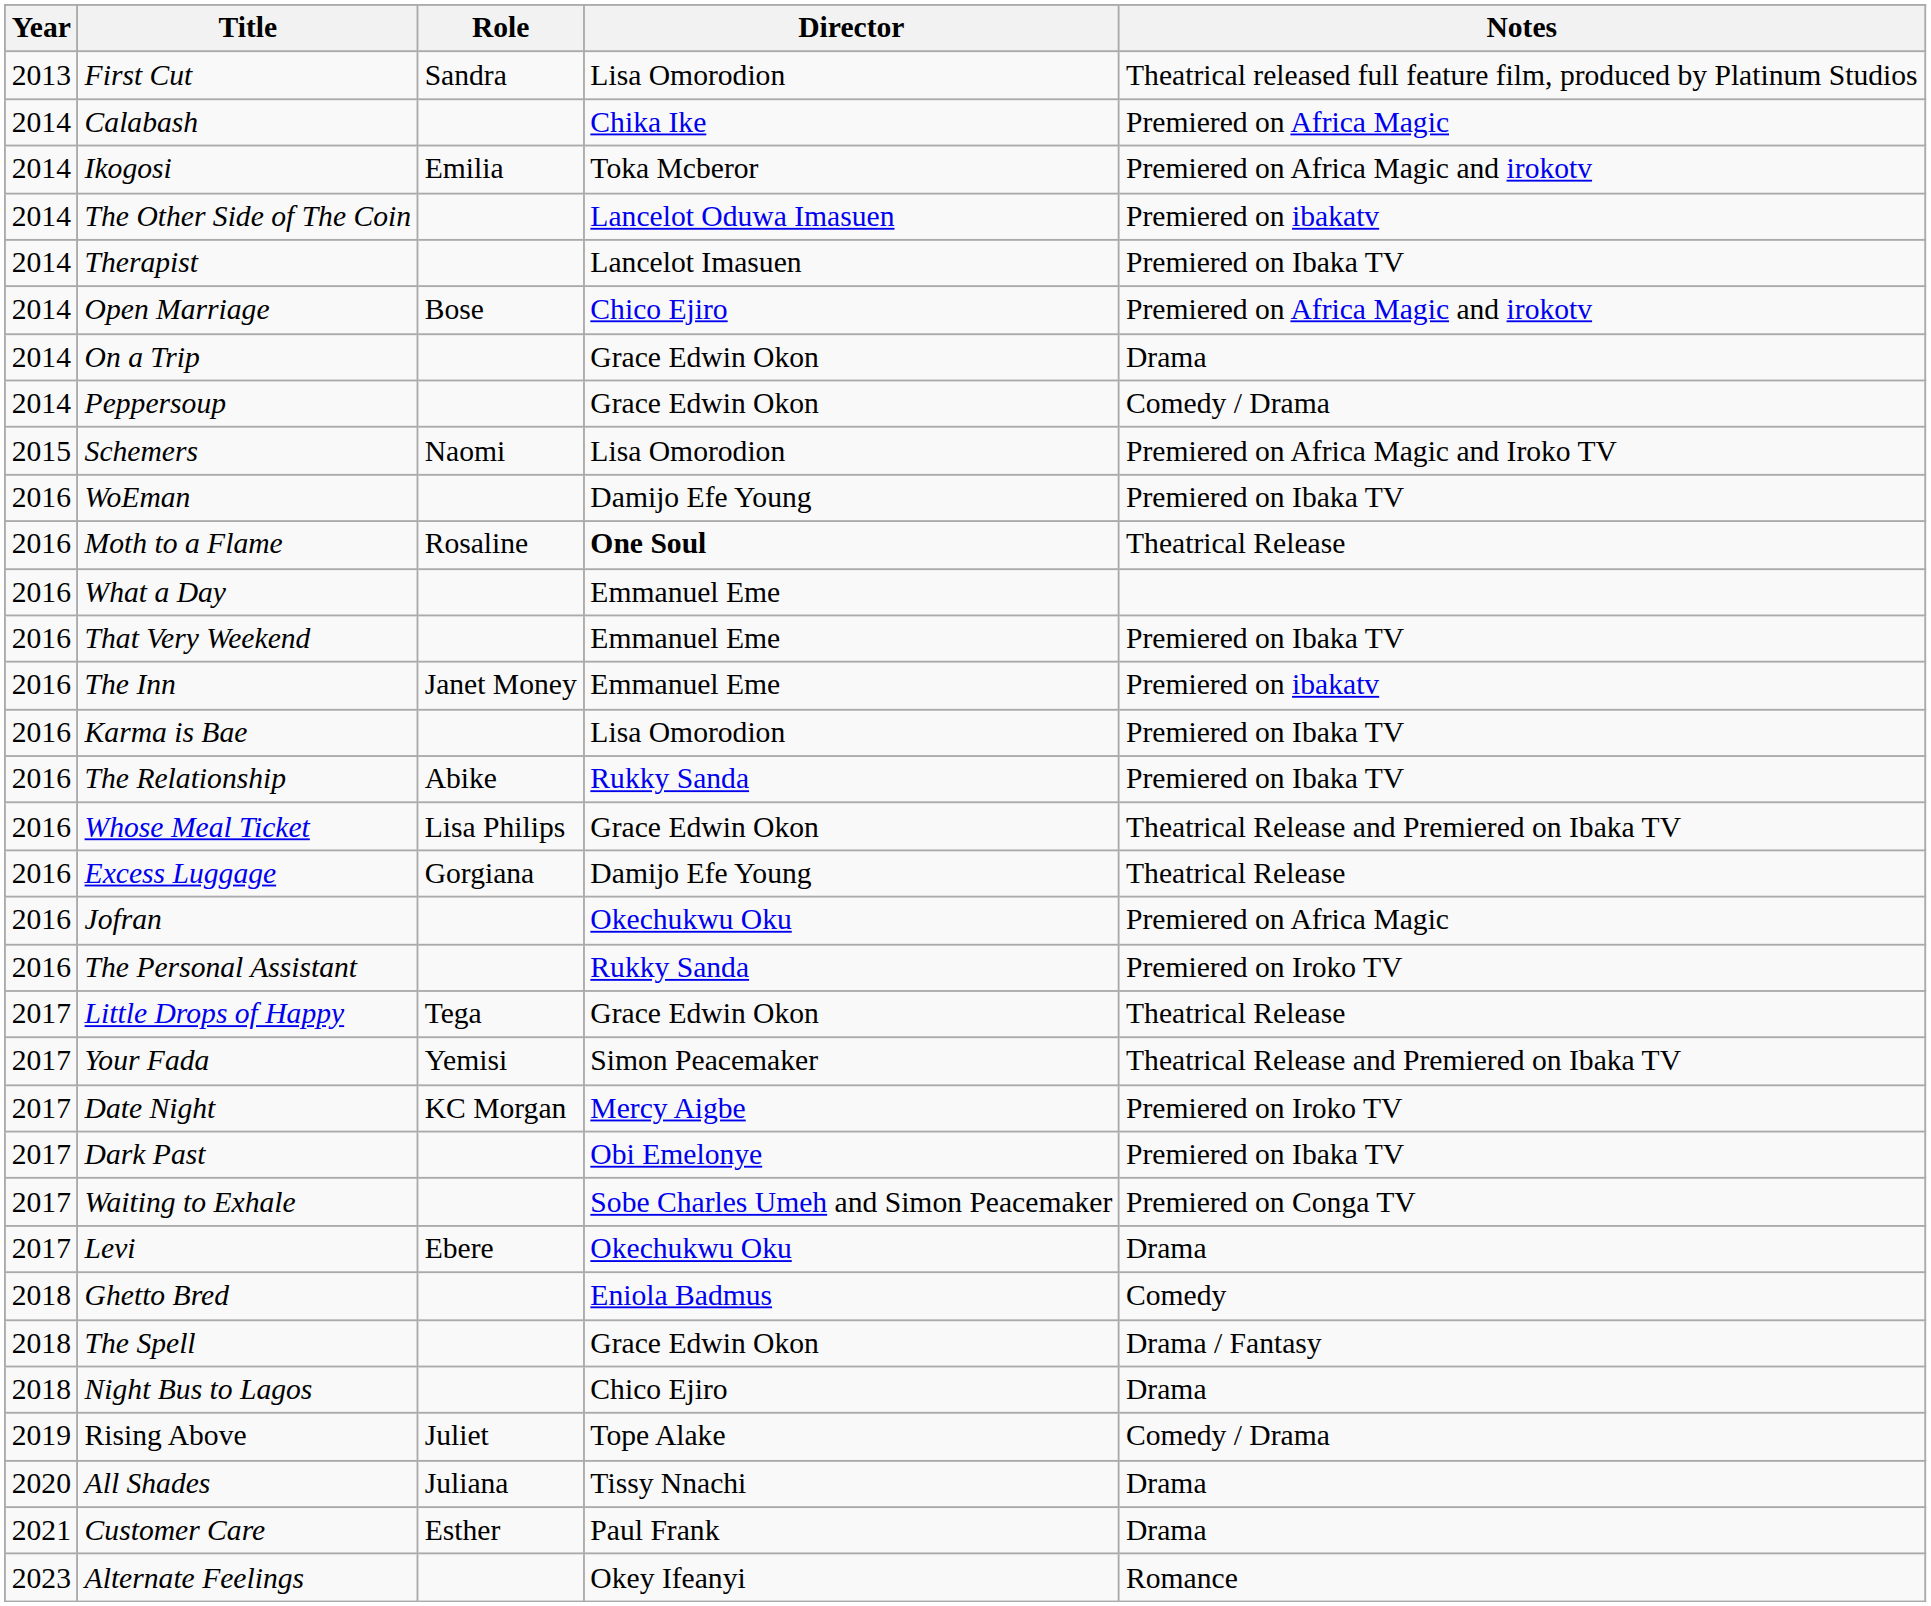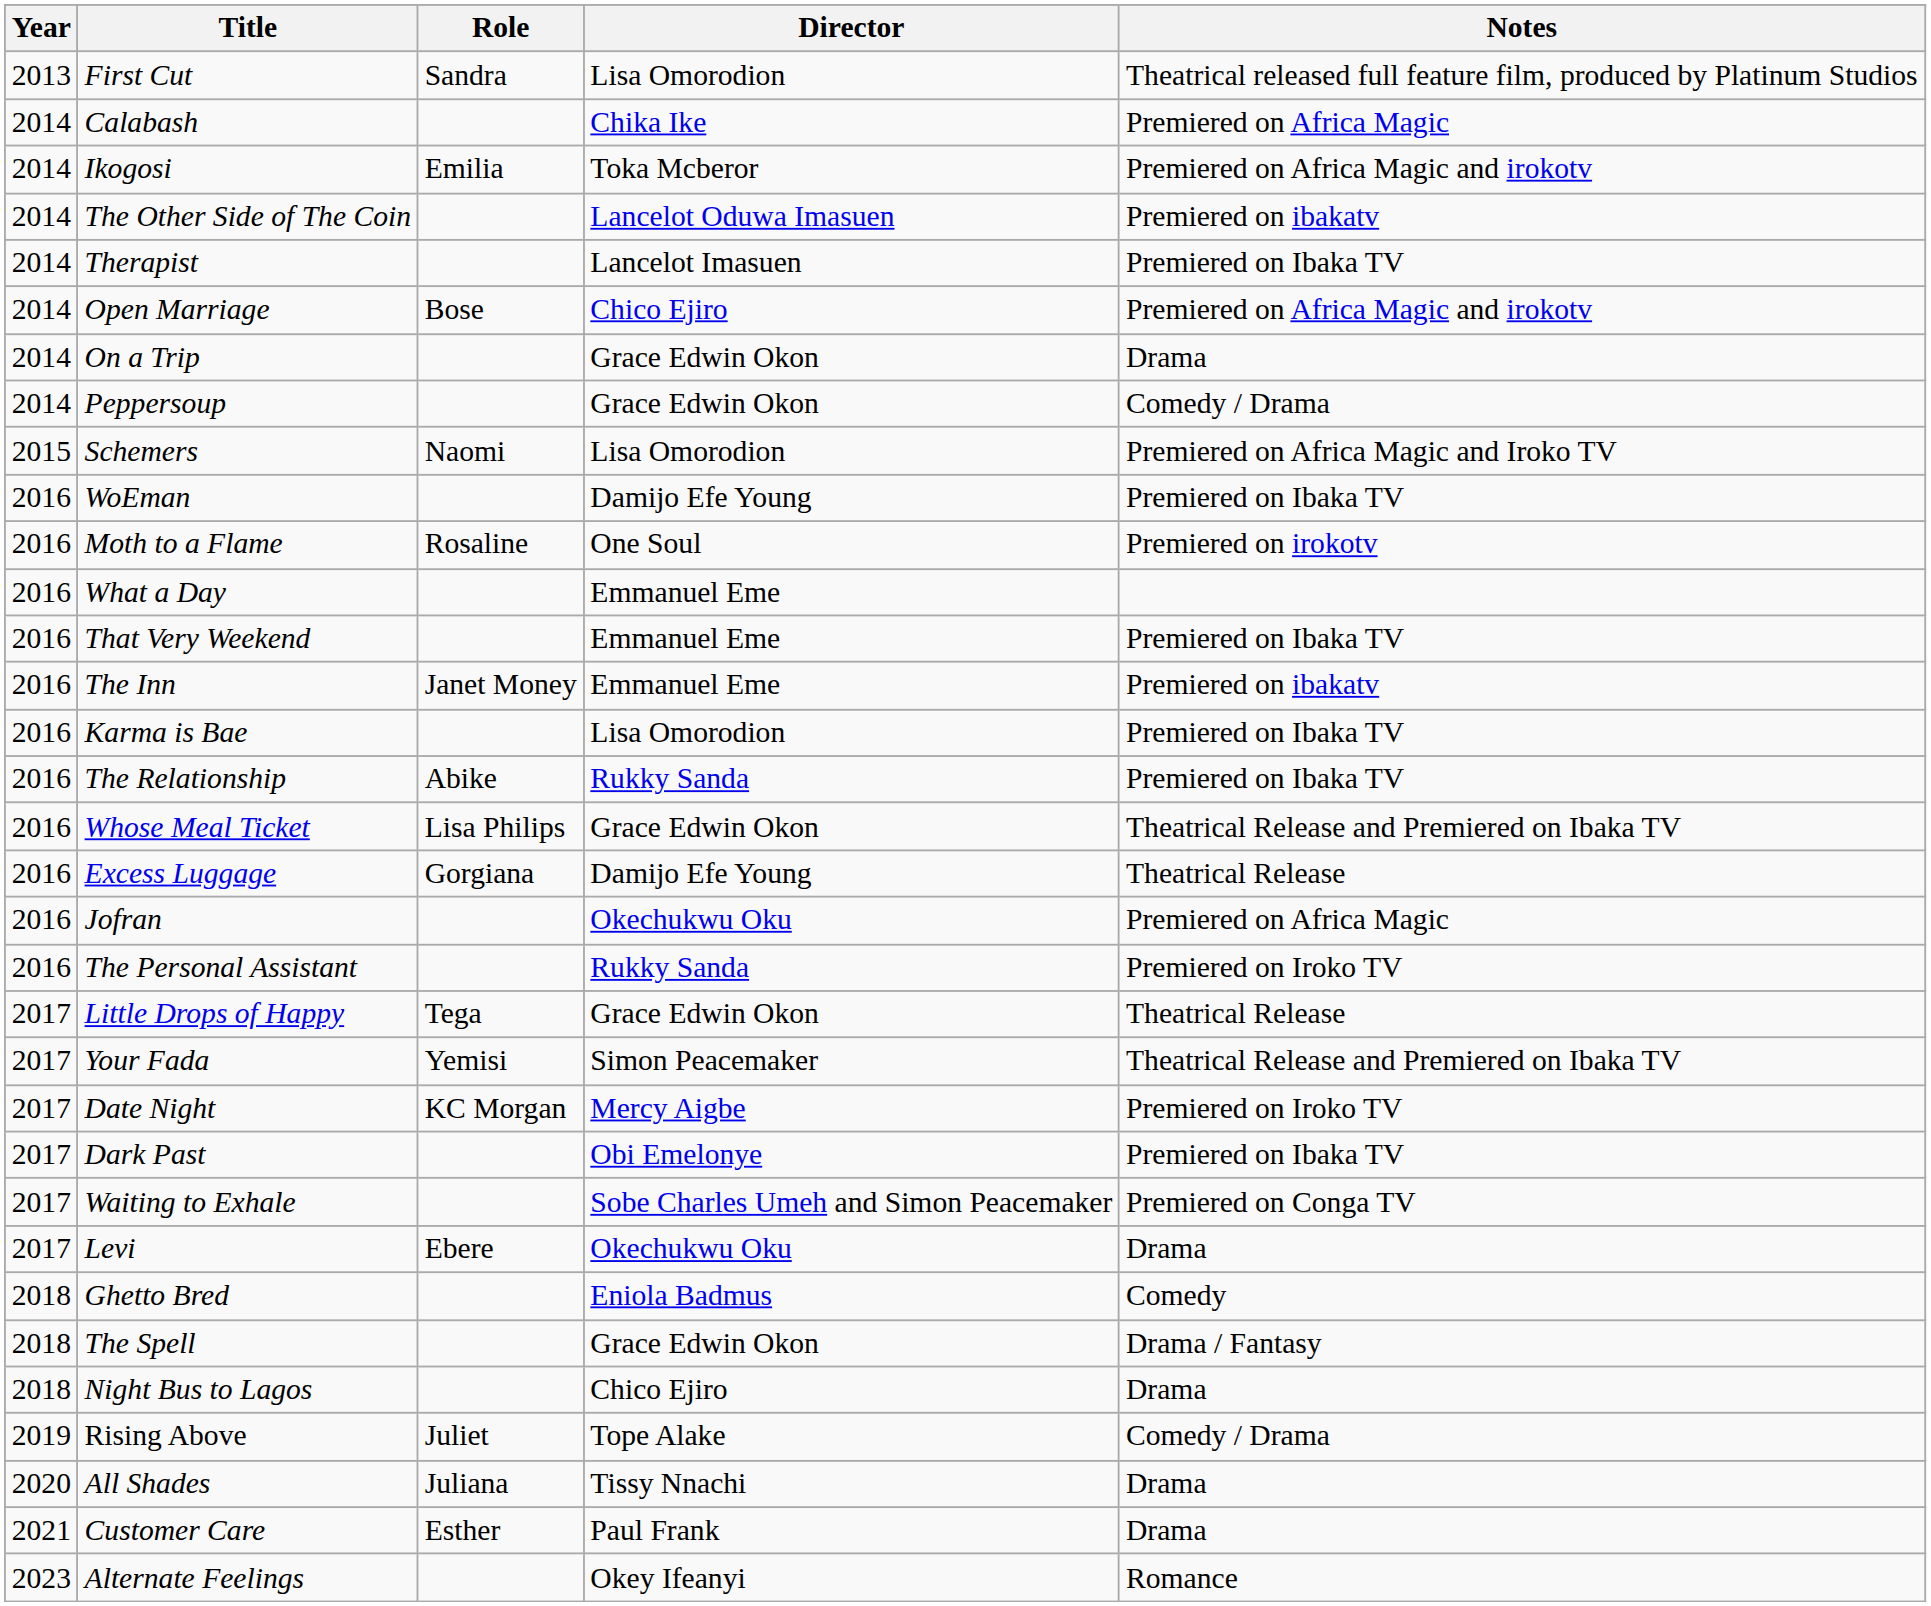(648, 544) bold -> (646, 544) normal
(1236, 544) Theatrical Release -> (1252, 544) Premiered on irokotv
